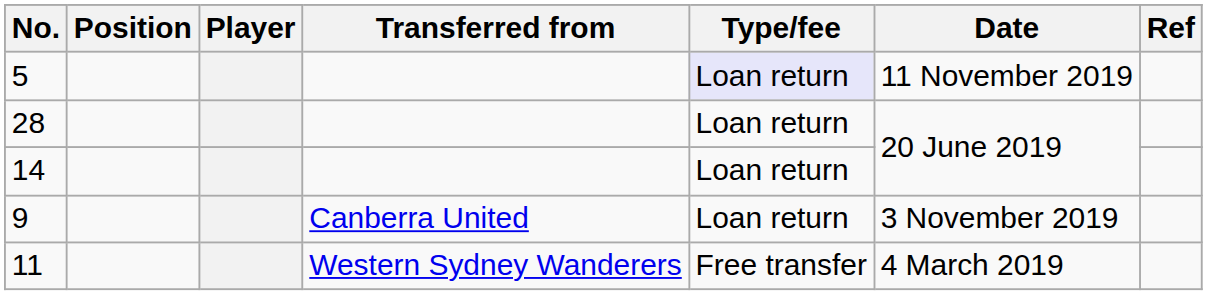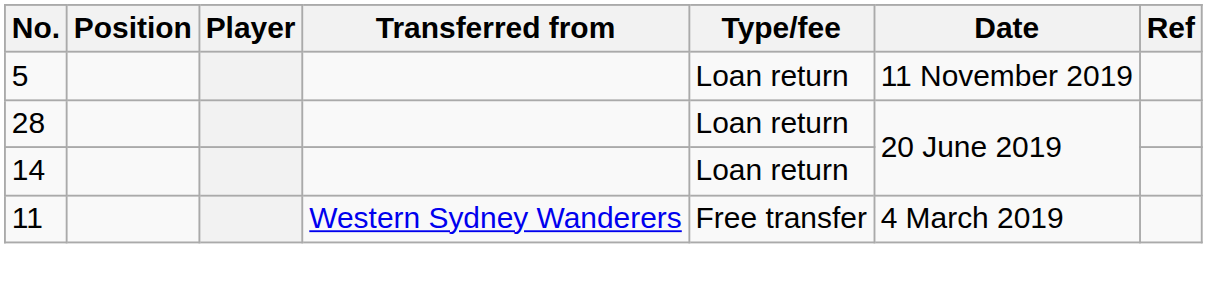(772, 75) lavender background -> (772, 75) no background
- row: (20, 218)
